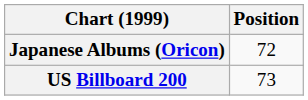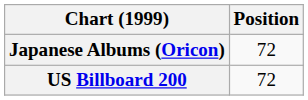(266, 79) 73 -> (266, 79) 72
